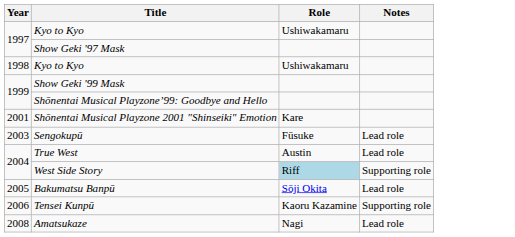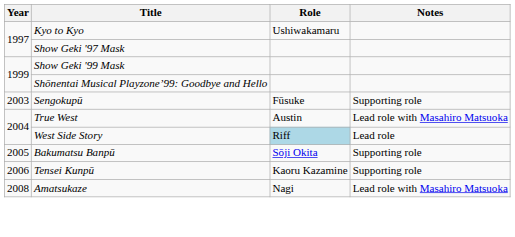- row: (18, 65)
- row: (18, 118)
(383, 135) Lead role -> (387, 100) Supporting role
(383, 153) Lead role -> (430, 118) Lead role with Masahiro Matsuoka
(396, 170) Supporting role -> (374, 135) Lead role
(383, 188) Lead role -> (387, 153) Supporting role
(383, 223) Lead role -> (430, 188) Lead role with Masahiro Matsuoka
